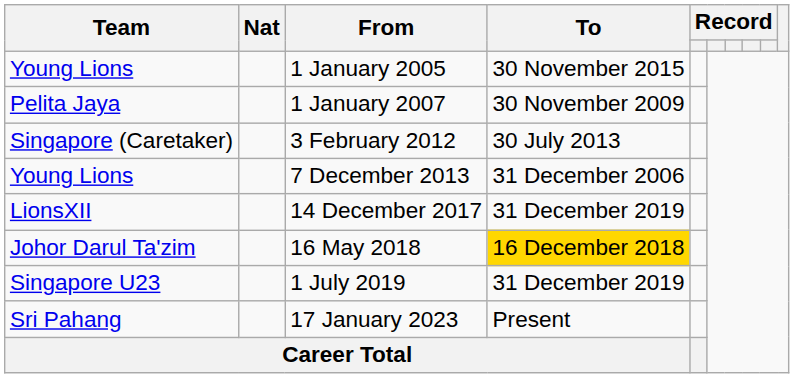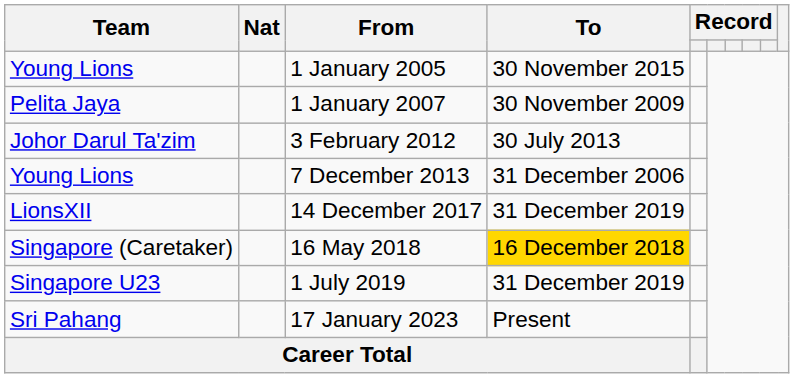(122, 140) Singapore (Caretaker) -> (103, 140) Johor Darul Ta'zim
(103, 247) Johor Darul Ta'zim -> (122, 247) Singapore (Caretaker)
